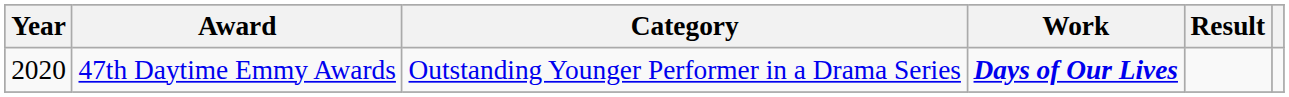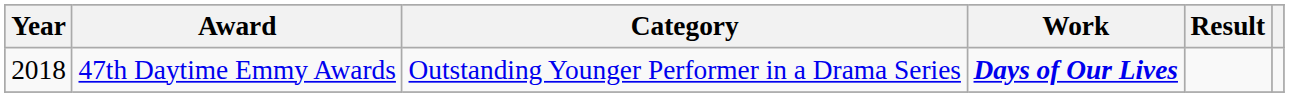(39, 69) 2020 -> (39, 69) 2018
